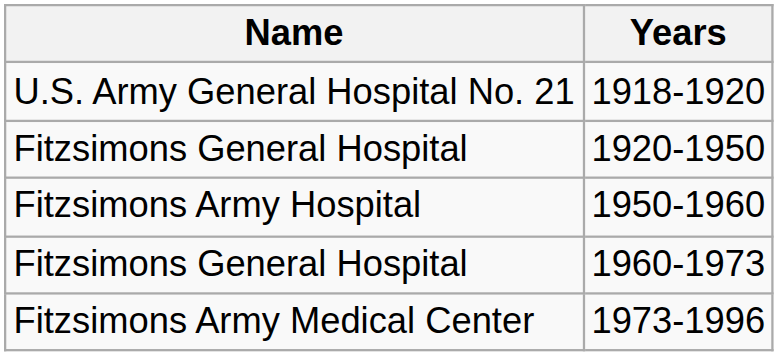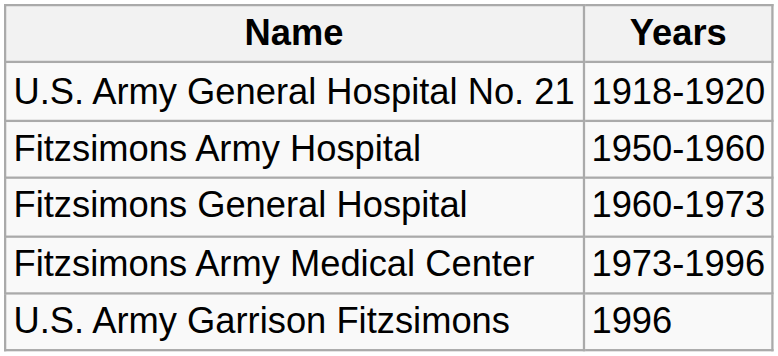- row: (678, 148)
+ row: (632, 321)
